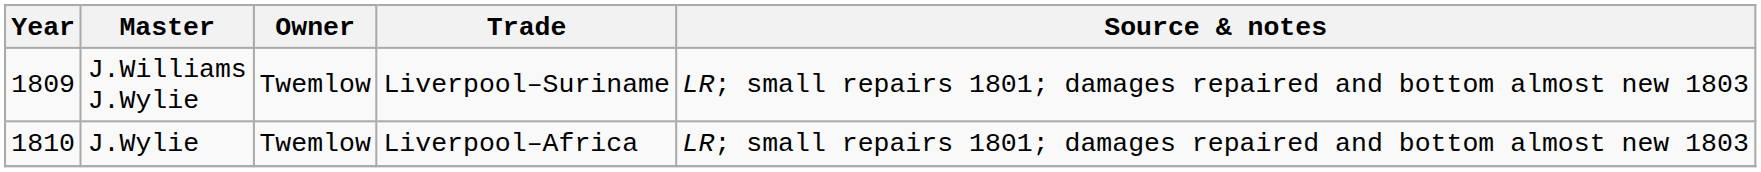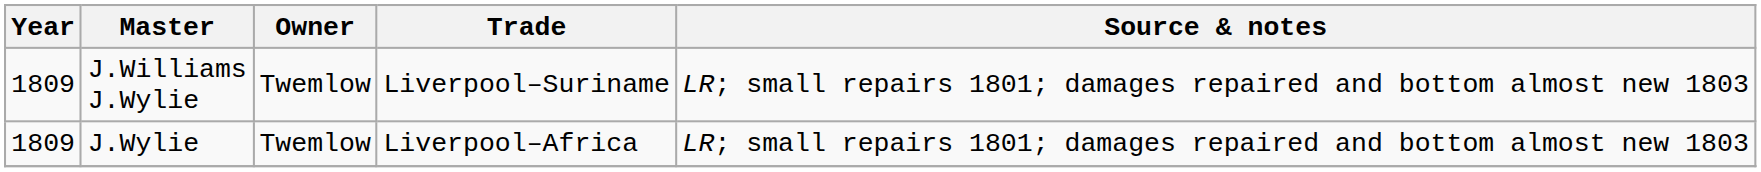(43, 144) 1810 -> (43, 144) 1809
